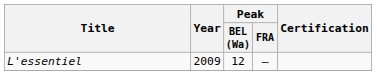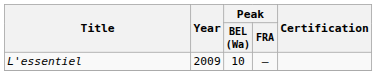(238, 61) 12 -> (238, 61) 10
